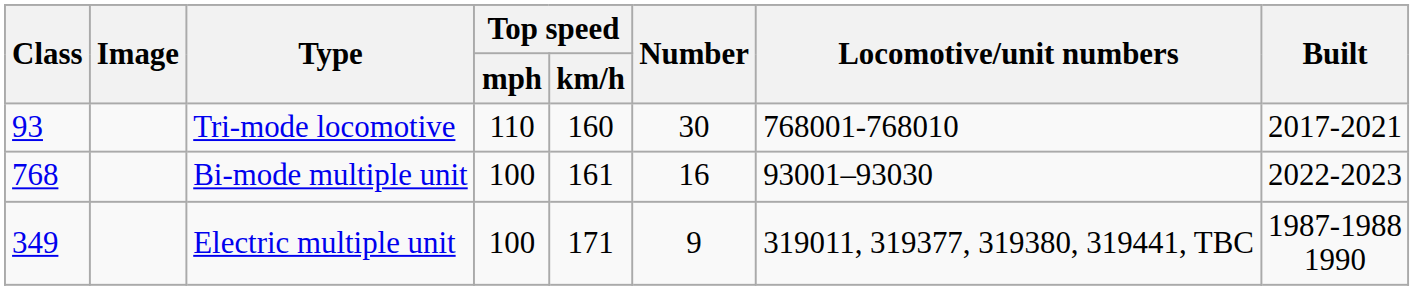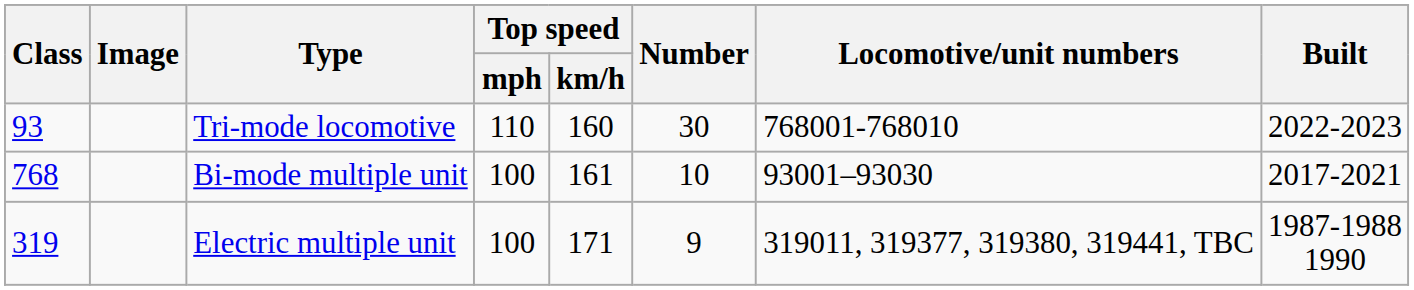(1335, 126) 2017-2021 -> (1335, 126) 2022-2023
(694, 175) 16 -> (694, 175) 10
(1335, 175) 2022-2023 -> (1335, 175) 2017-2021
(35, 242) 349 -> (35, 242) 319
